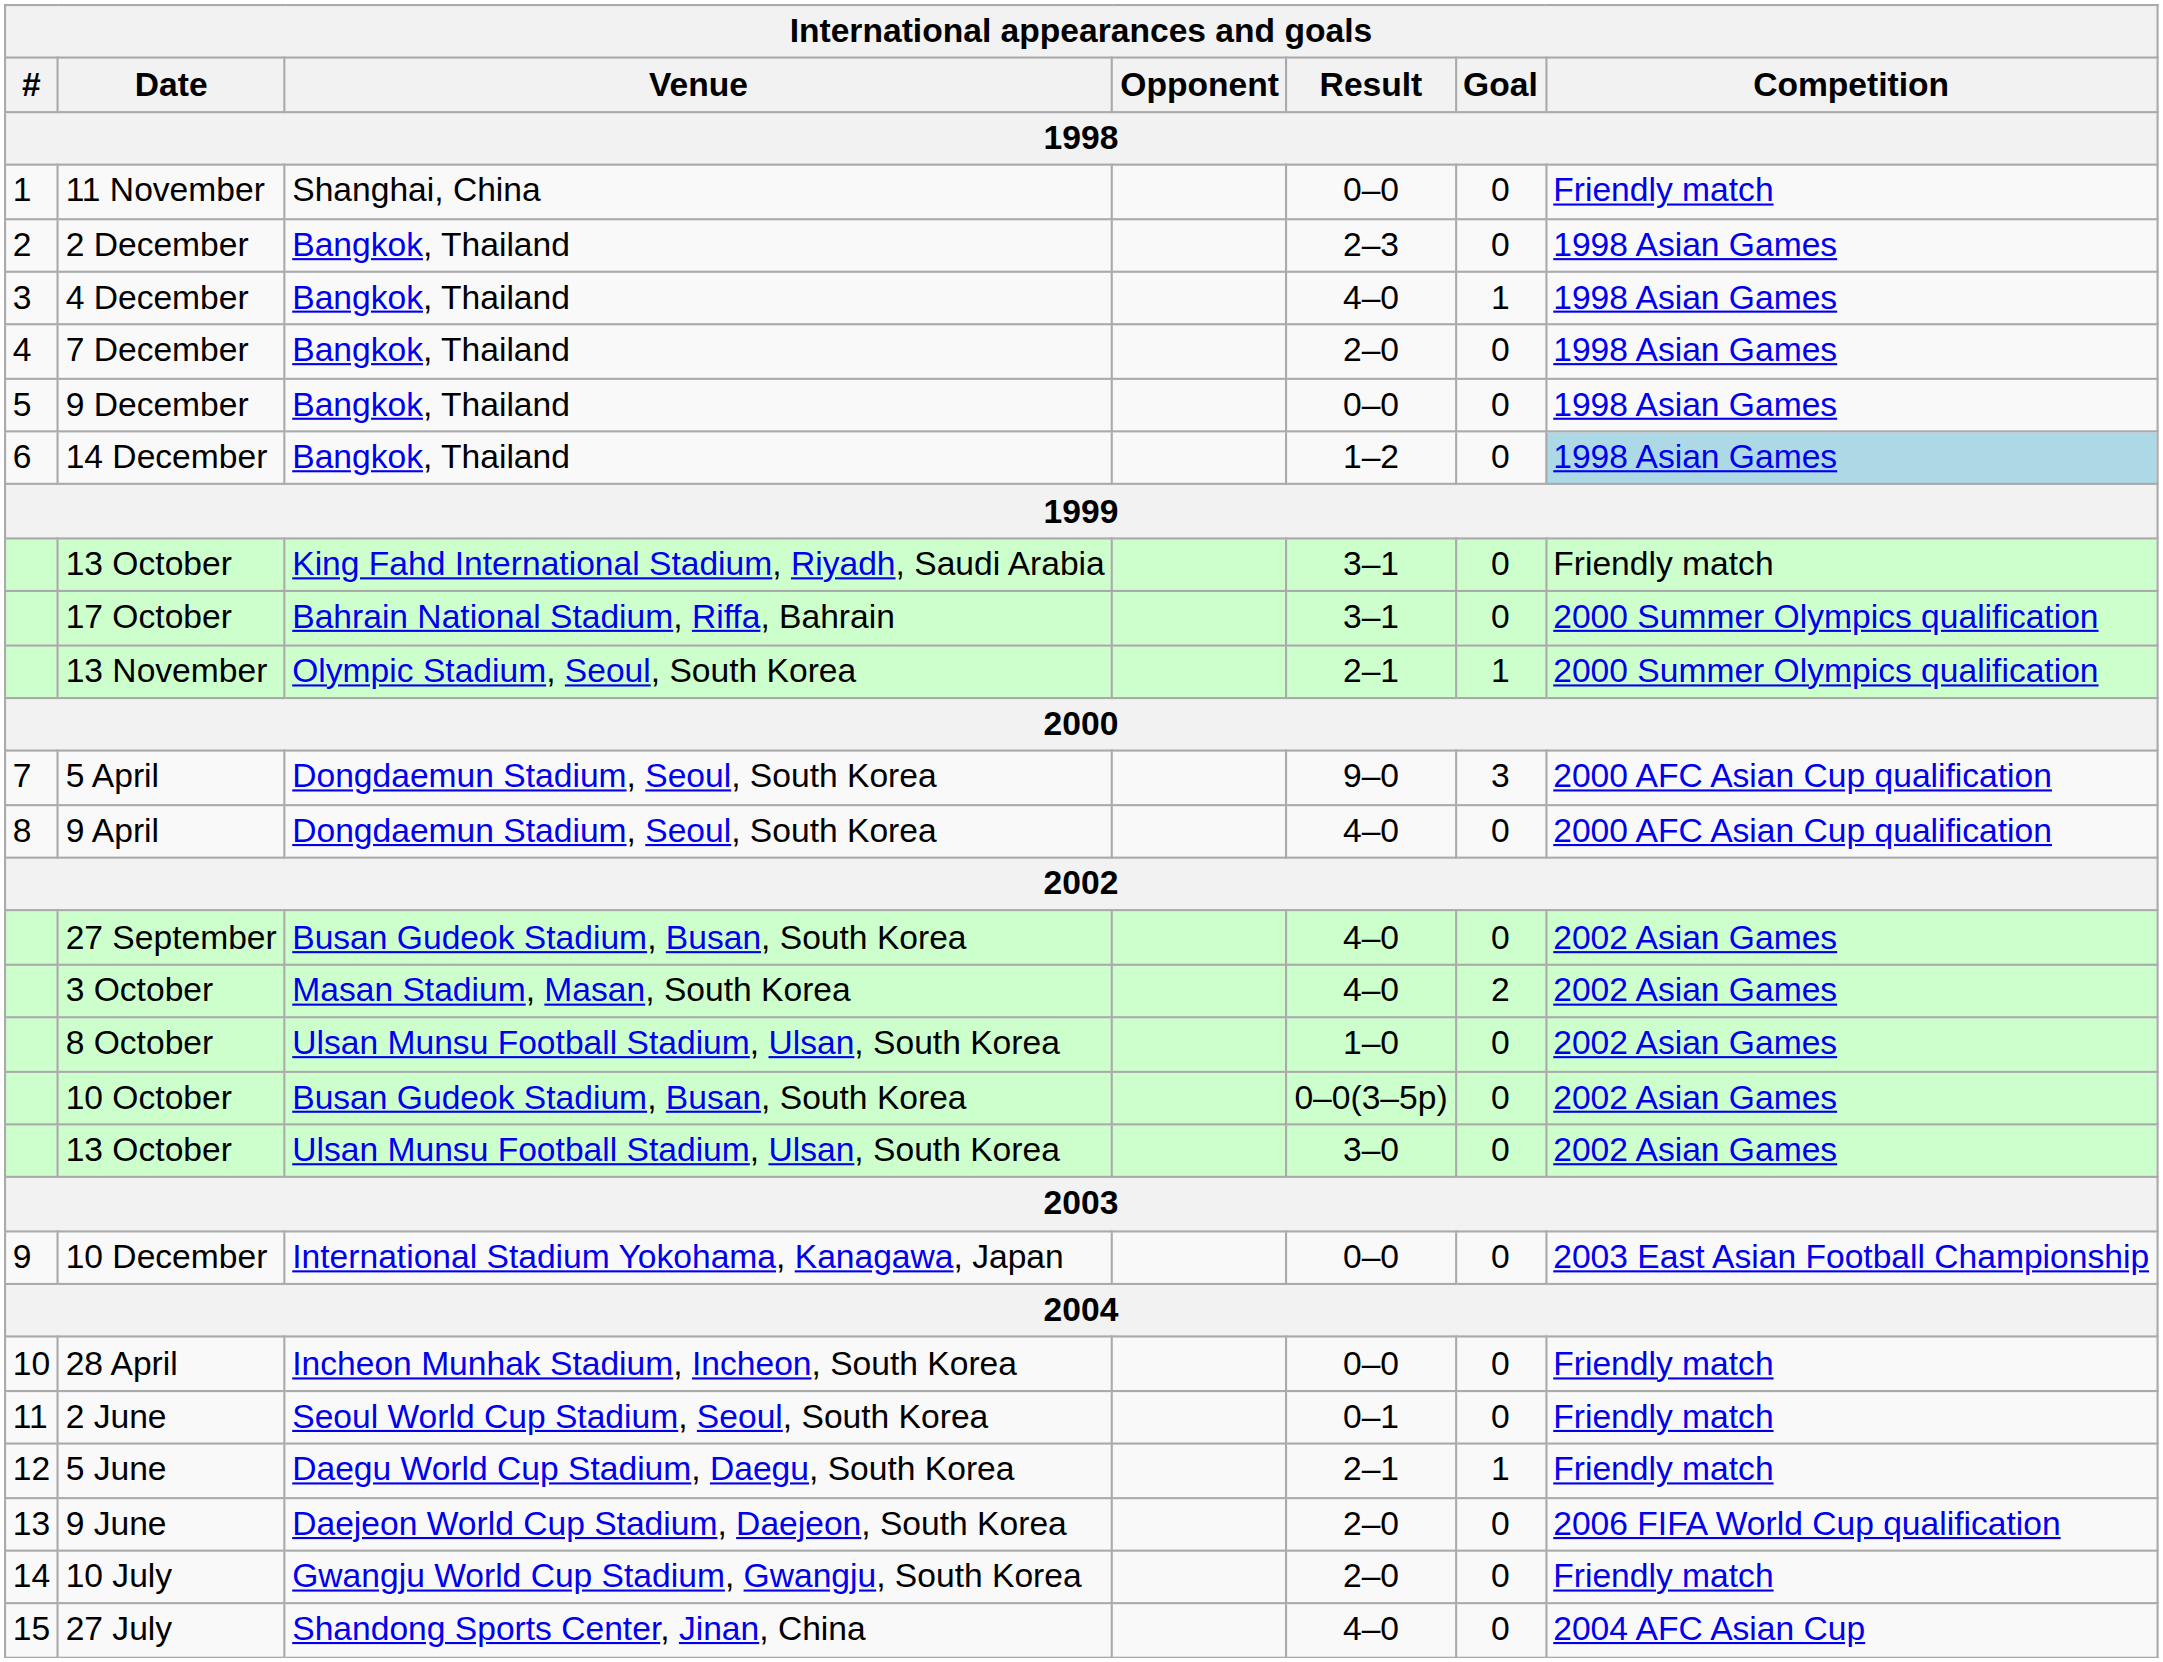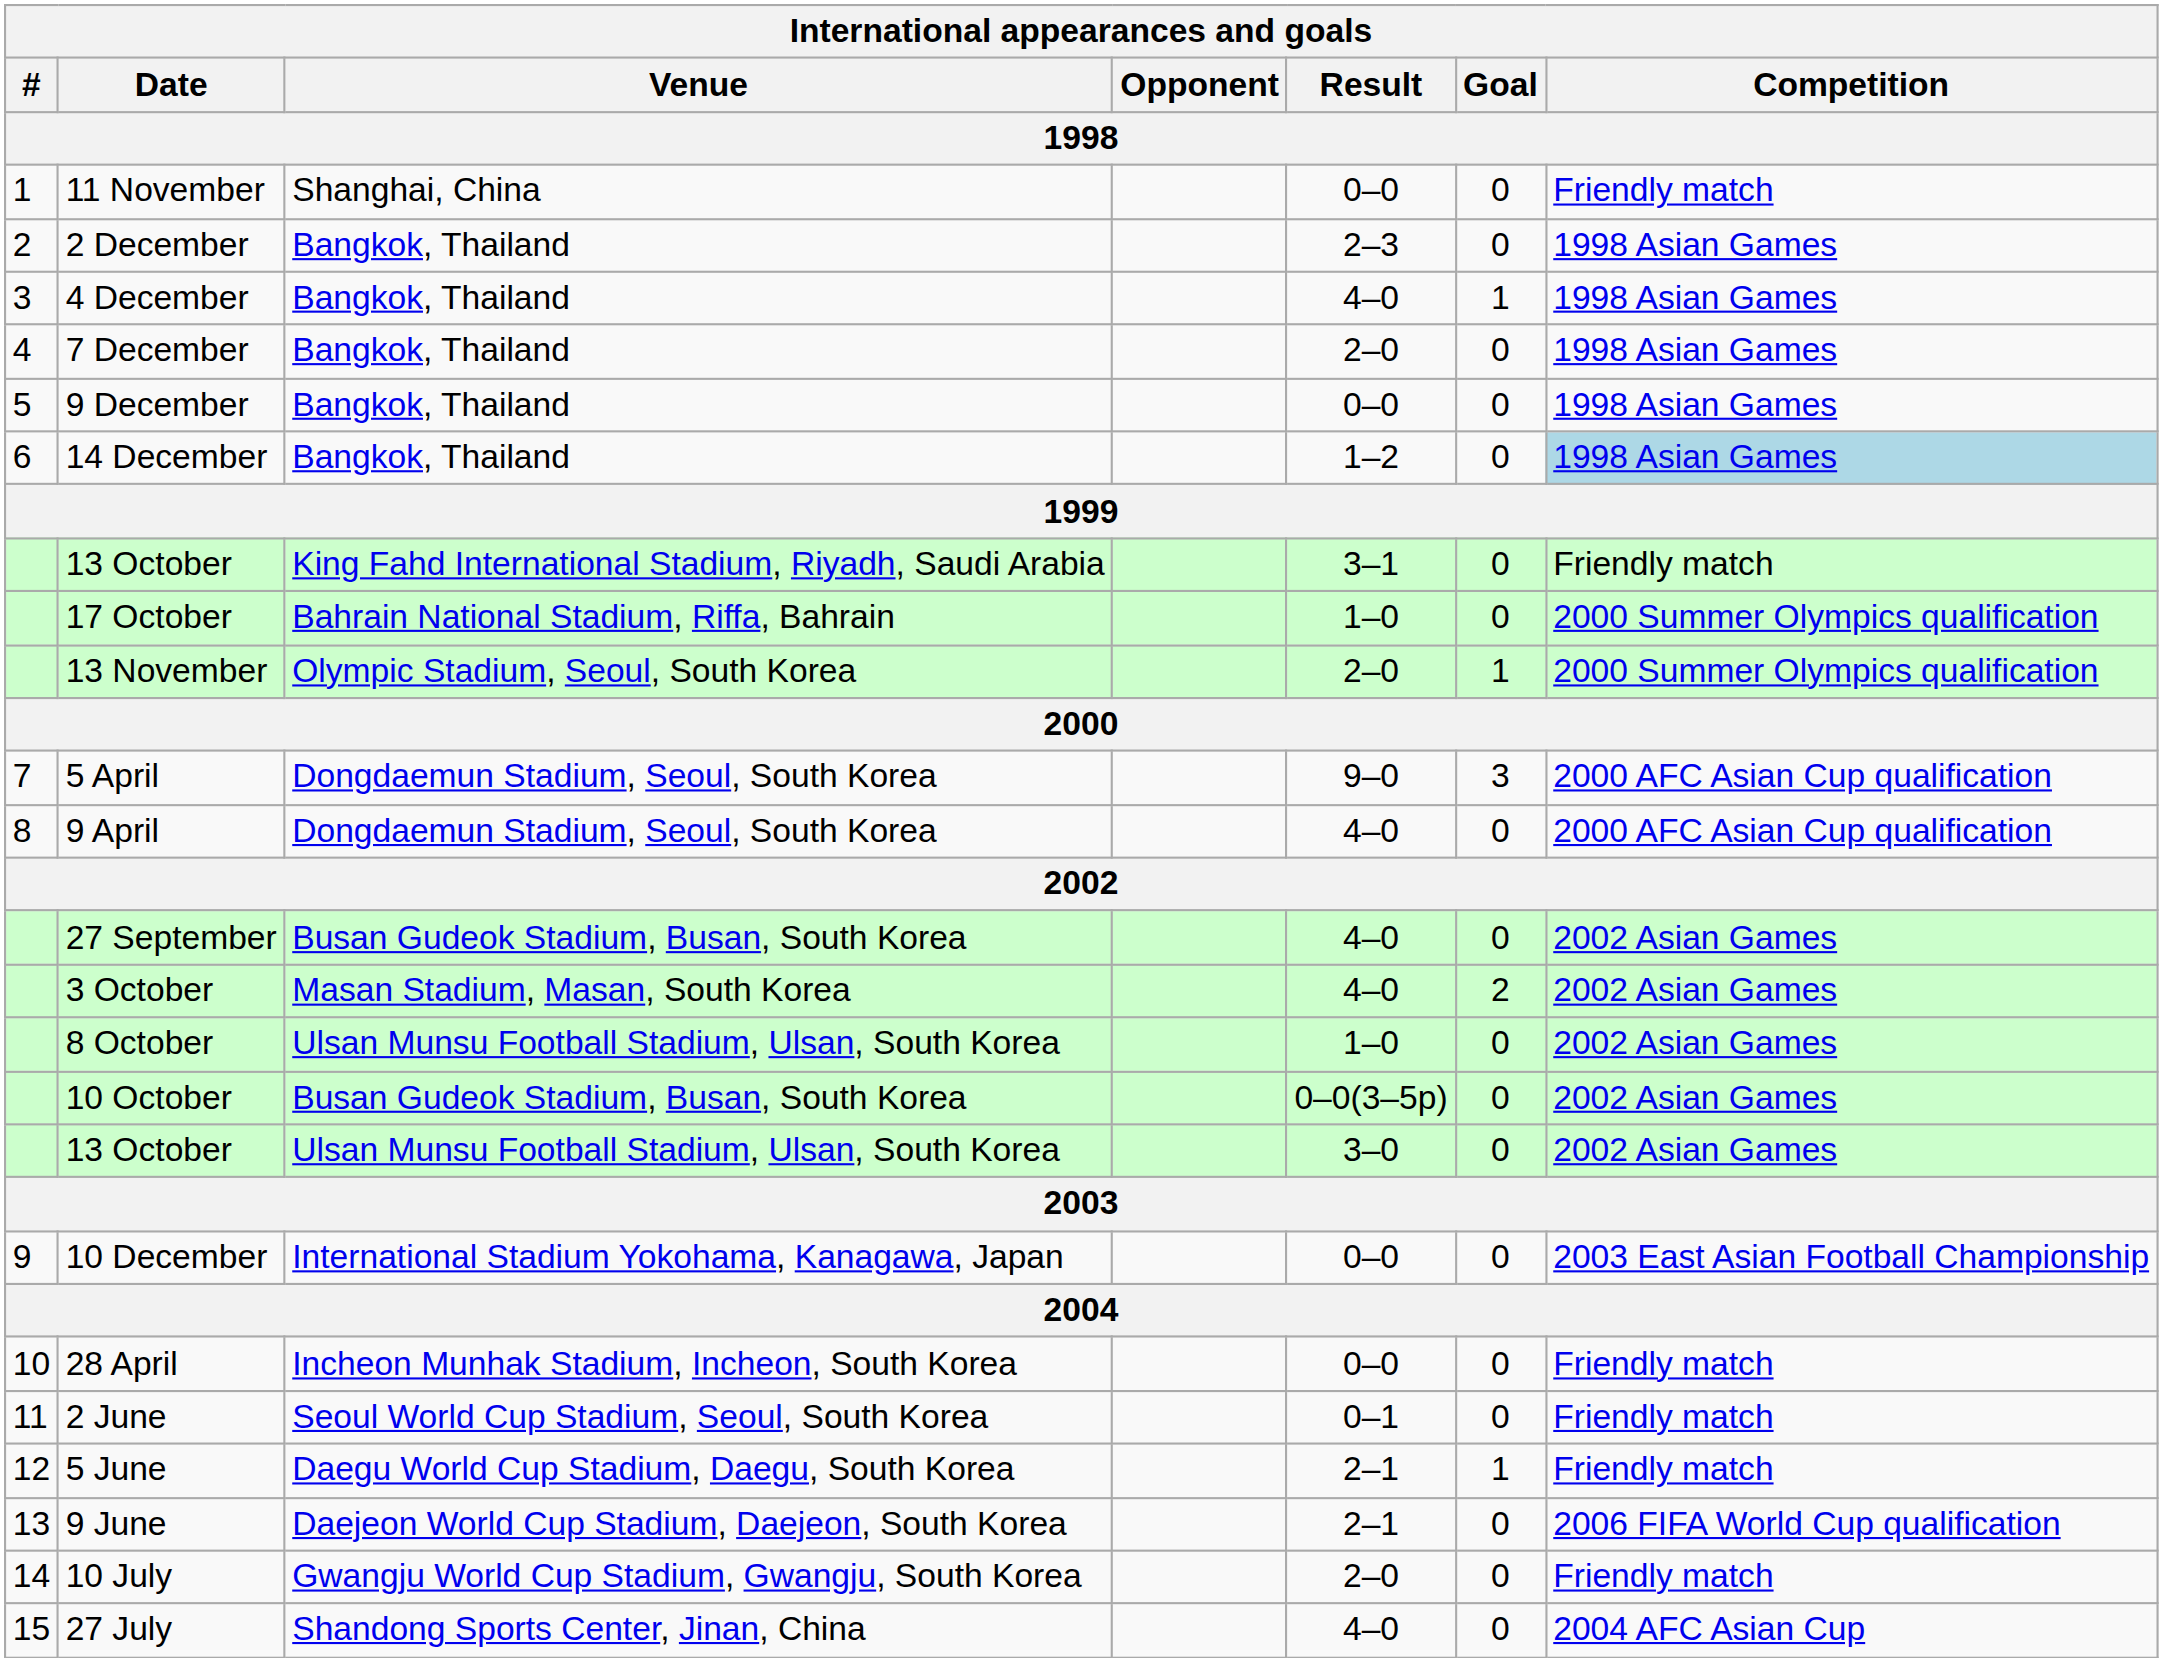(1371, 617) 3–1 -> (1371, 617) 1–0
(1371, 670) 2–1 -> (1371, 670) 2–0
(1371, 1523) 2–0 -> (1371, 1523) 2–1
